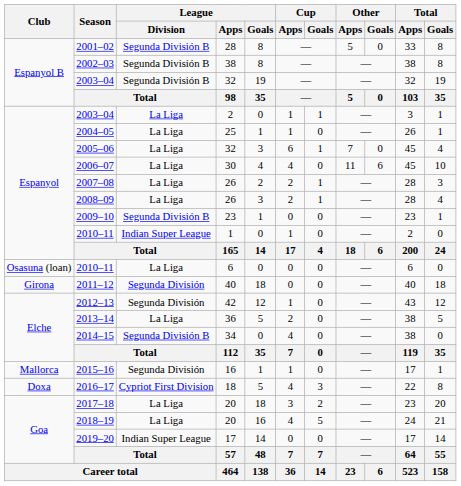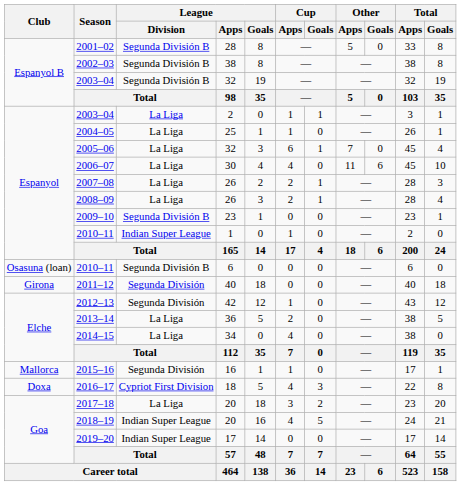(166, 268) La Liga -> (166, 268) Segunda División B
(166, 336) Segunda División B -> (166, 336) La Liga
(166, 421) La Liga -> (166, 421) Indian Super League
